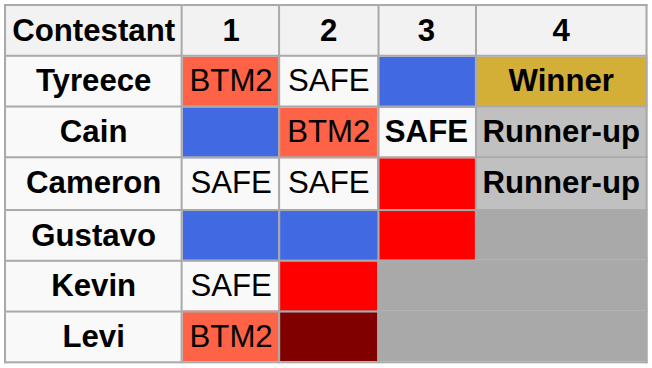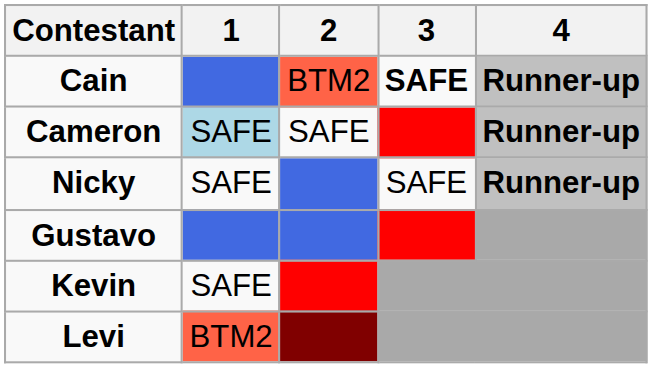- row: (94, 81)
(231, 183) no background -> (231, 132) lightblue background
+ row: (94, 183)
